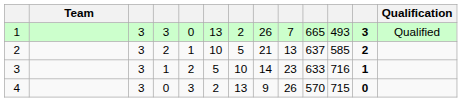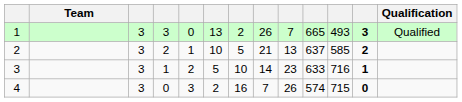(241, 87) 13 -> (241, 87) 16
(266, 87) 9 -> (266, 87) 7
(315, 87) 570 -> (315, 87) 574
